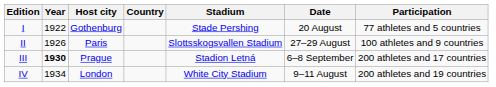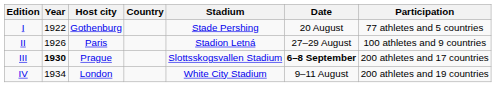(225, 43) Slottsskogsvallen Stadium -> (225, 43) Stadion Letná
(225, 58) Stadion Letná -> (225, 58) Slottsskogsvallen Stadium
(320, 58) normal -> (321, 58) bold
